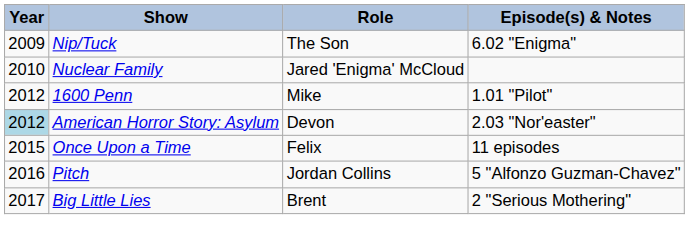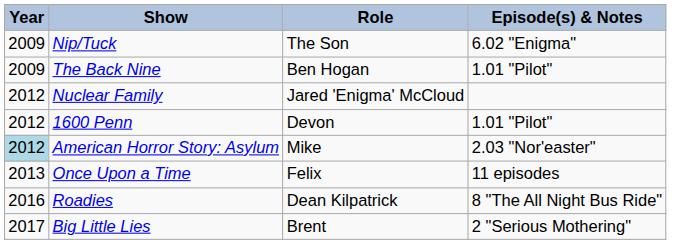+ row: (107, 69)
(27, 69) 2010 -> (27, 95) 2012
(304, 95) Mike -> (310, 122) Devon
(310, 122) Devon -> (304, 148) Mike
(27, 148) 2015 -> (27, 174) 2013
+ row: (83, 200)
- row: (71, 174)
